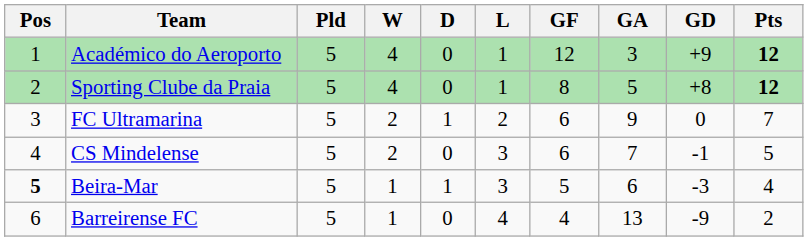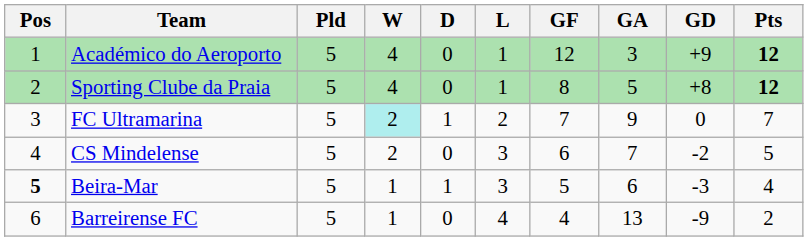(392, 119) no background -> (392, 119) paleturquoise background
(564, 119) 6 -> (564, 119) 7
(700, 152) -1 -> (700, 152) -2
